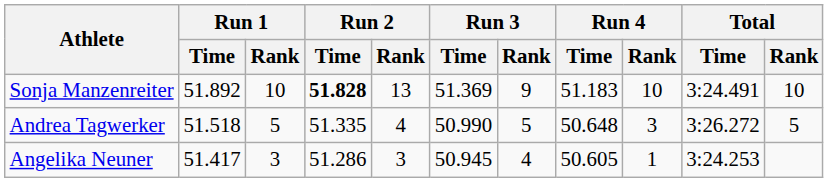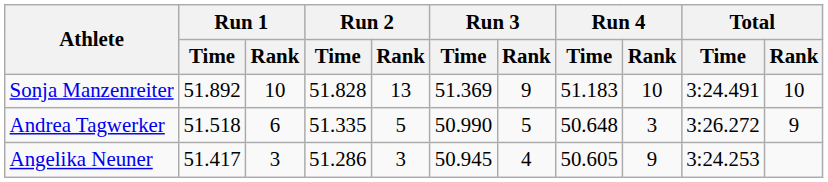(338, 90) bold -> (338, 90) normal
(275, 125) 5 -> (275, 125) 6
(401, 125) 4 -> (401, 125) 5
(794, 125) 5 -> (794, 125) 9
(652, 159) 1 -> (652, 159) 9
